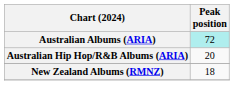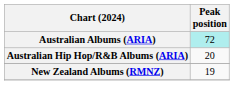(210, 71) 18 -> (210, 71) 19
